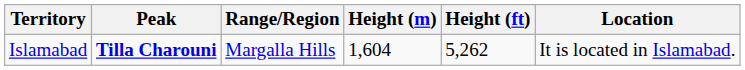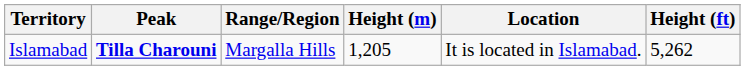columns swapped: (488, 19) <-> (637, 19)
(370, 49) 1,604 -> (370, 49) 1,205
